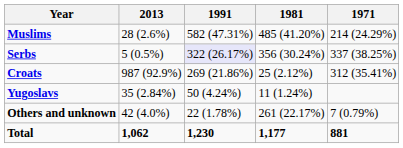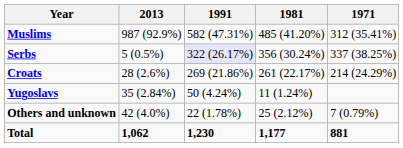(145, 34) 28 (2.6%) -> (151, 34) 987 (92.9%)
(363, 34) 214 (24.29%) -> (363, 34) 312 (35.41%)
(151, 73) 987 (92.9%) -> (145, 73) 28 (2.6%)
(286, 73) 25 (2.12%) -> (292, 73) 261 (22.17%)
(363, 73) 312 (35.41%) -> (363, 73) 214 (24.29%)
(292, 113) 261 (22.17%) -> (286, 113) 25 (2.12%)
